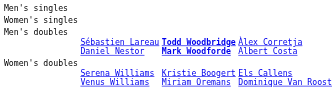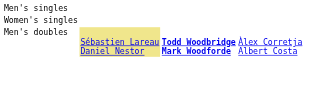(120, 47) no background -> (120, 47) khaki background
- row: (41, 63)
